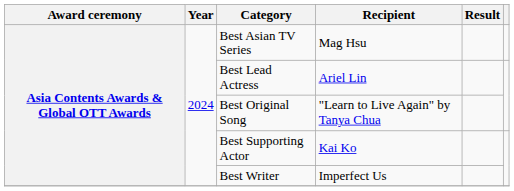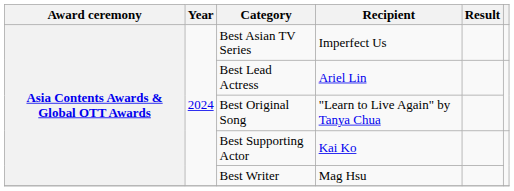(343, 42) Mag Hsu -> (353, 42) Imperfect Us
(353, 175) Imperfect Us -> (343, 175) Mag Hsu
